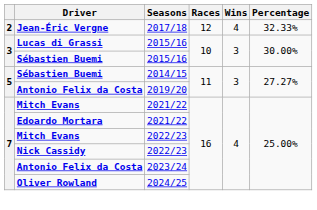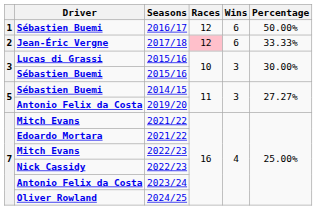+ row: (60, 28)
(206, 28) no background -> (206, 43) pink background
(236, 28) 4 -> (236, 43) 6
(281, 28) 32.33% -> (281, 43) 33.33%
